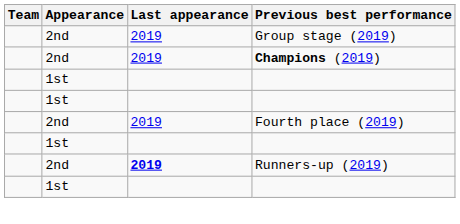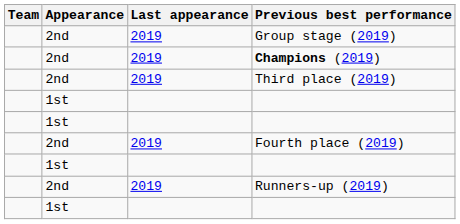+ row: (57, 79)
(146, 165) bold -> (146, 186) normal
